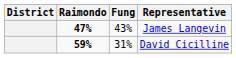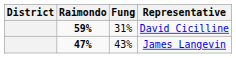rows swapped: (184, 45) <-> (184, 29)
